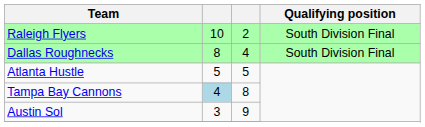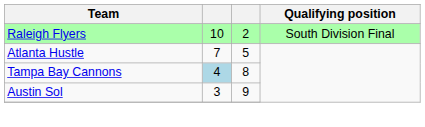- row: (60, 53)
(217, 72) 5 -> (217, 53) 7
